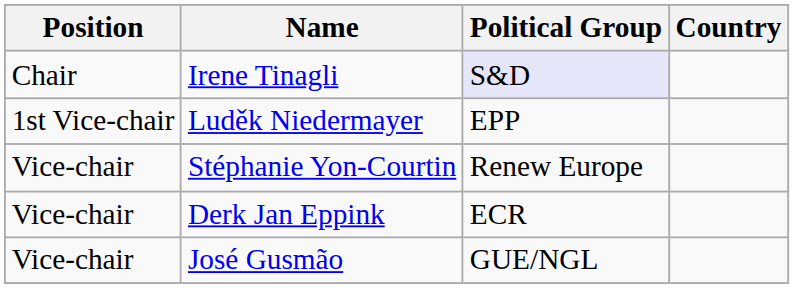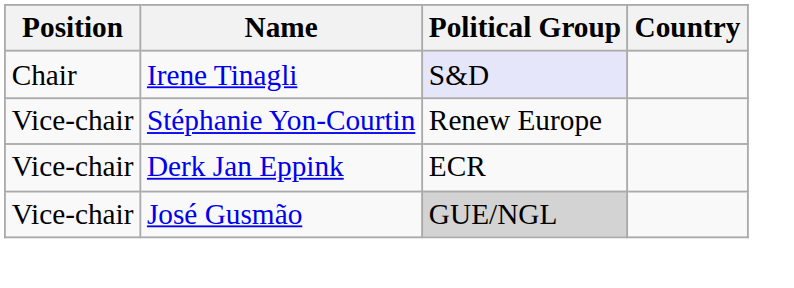- row: (305, 120)
(534, 259) no background -> (493, 213) lightgrey background
